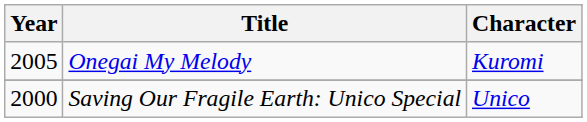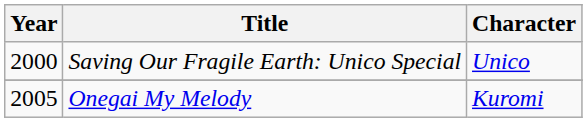rows swapped: (265, 98) <-> (160, 60)
